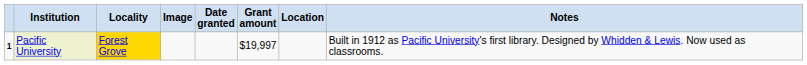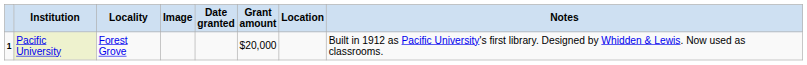(113, 46) gold background -> (113, 46) no background
(258, 46) $19,997 -> (258, 46) $20,000
